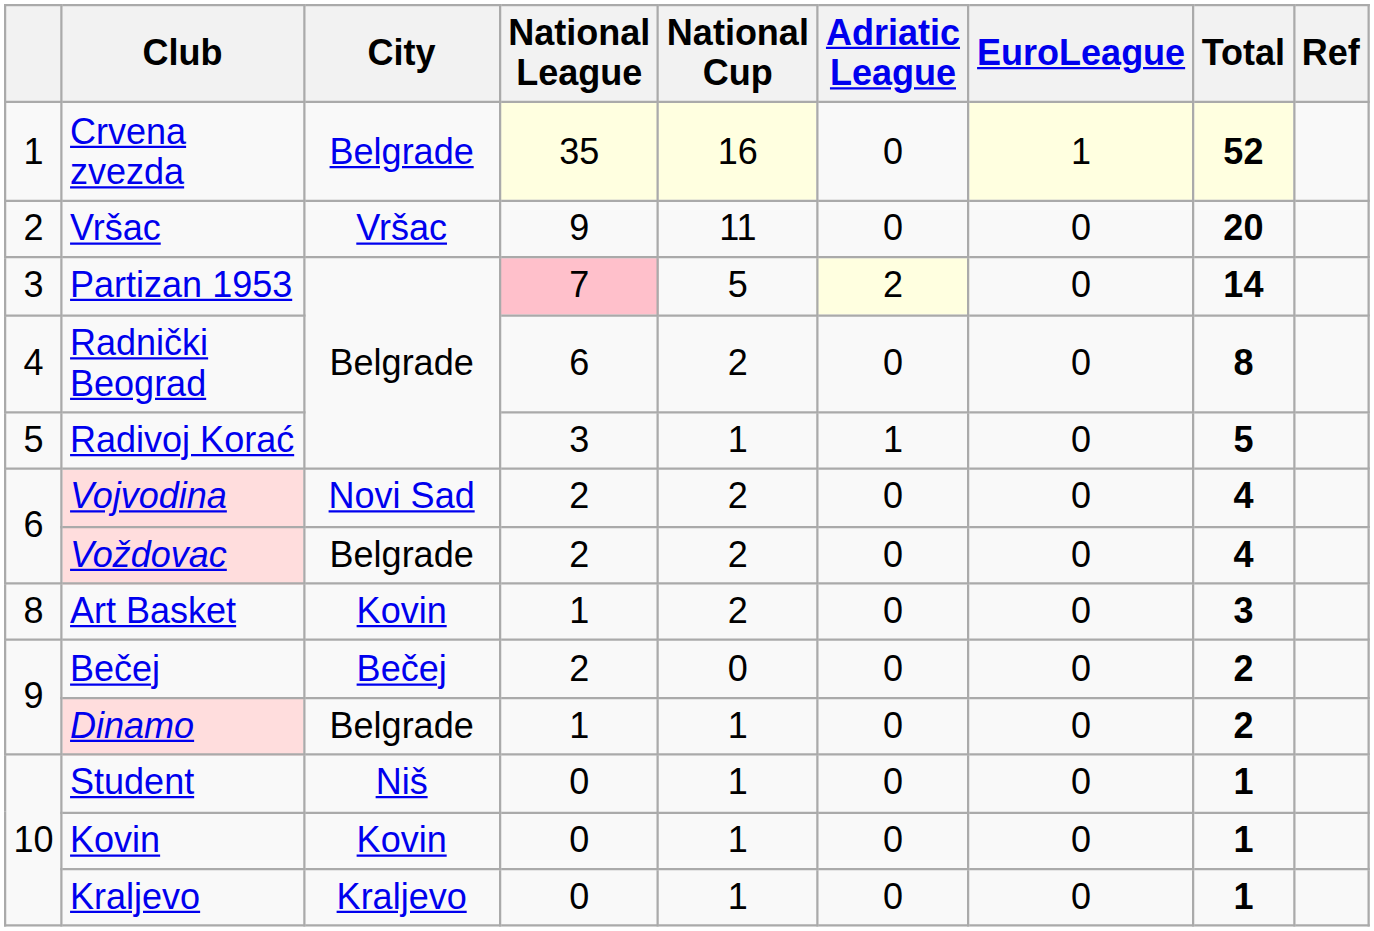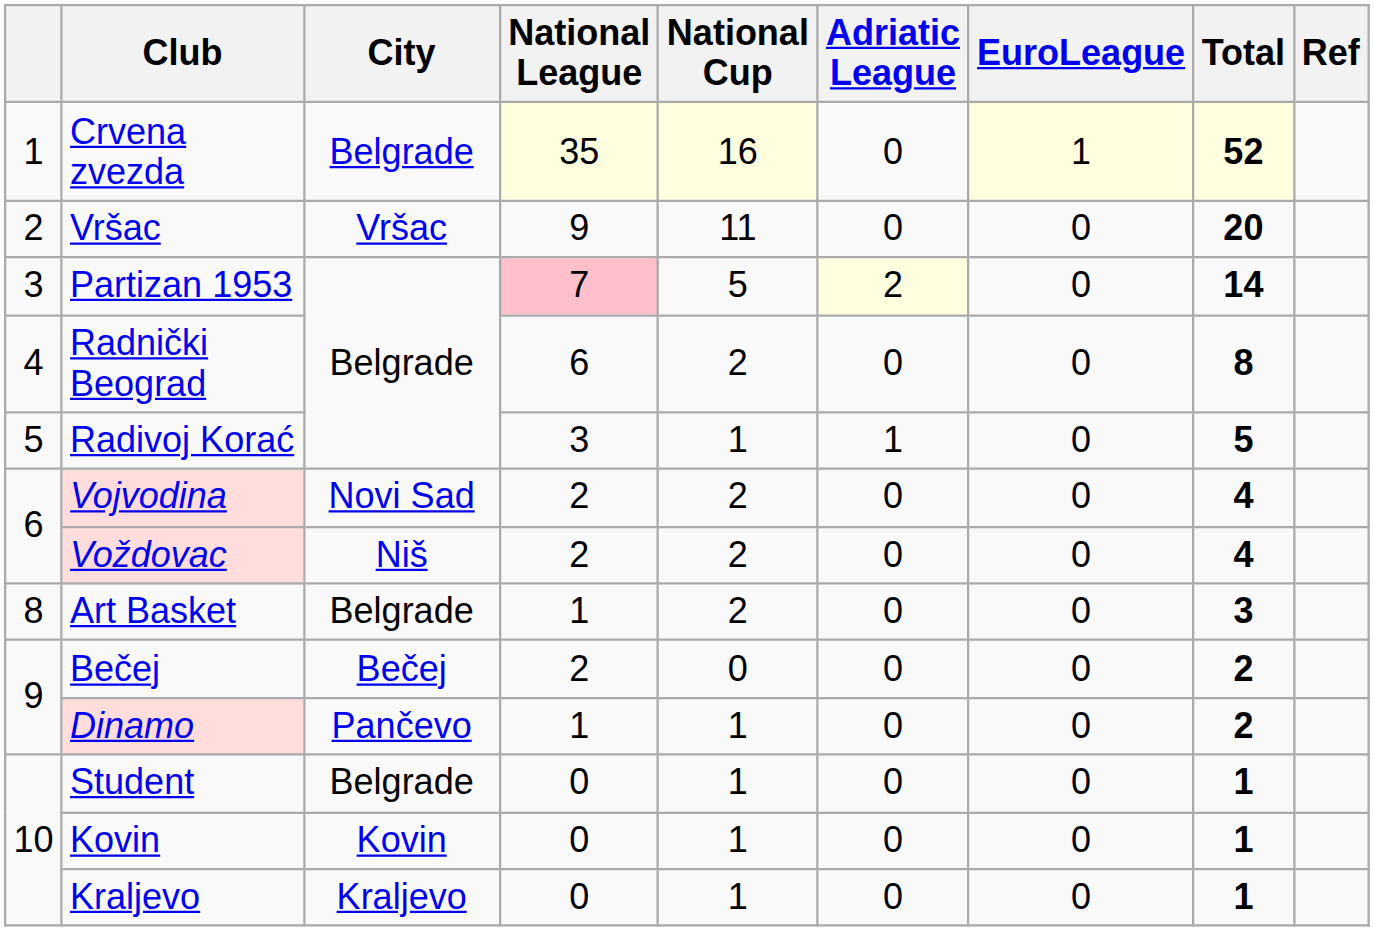(402, 554) Belgrade -> (402, 554) Niš
(402, 611) Kovin -> (402, 611) Belgrade
(402, 725) Belgrade -> (402, 725) Pančevo
(402, 782) Niš -> (402, 782) Belgrade
